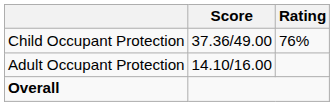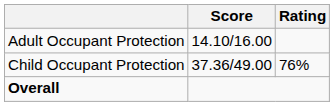rows swapped: (96, 64) <-> (96, 40)
